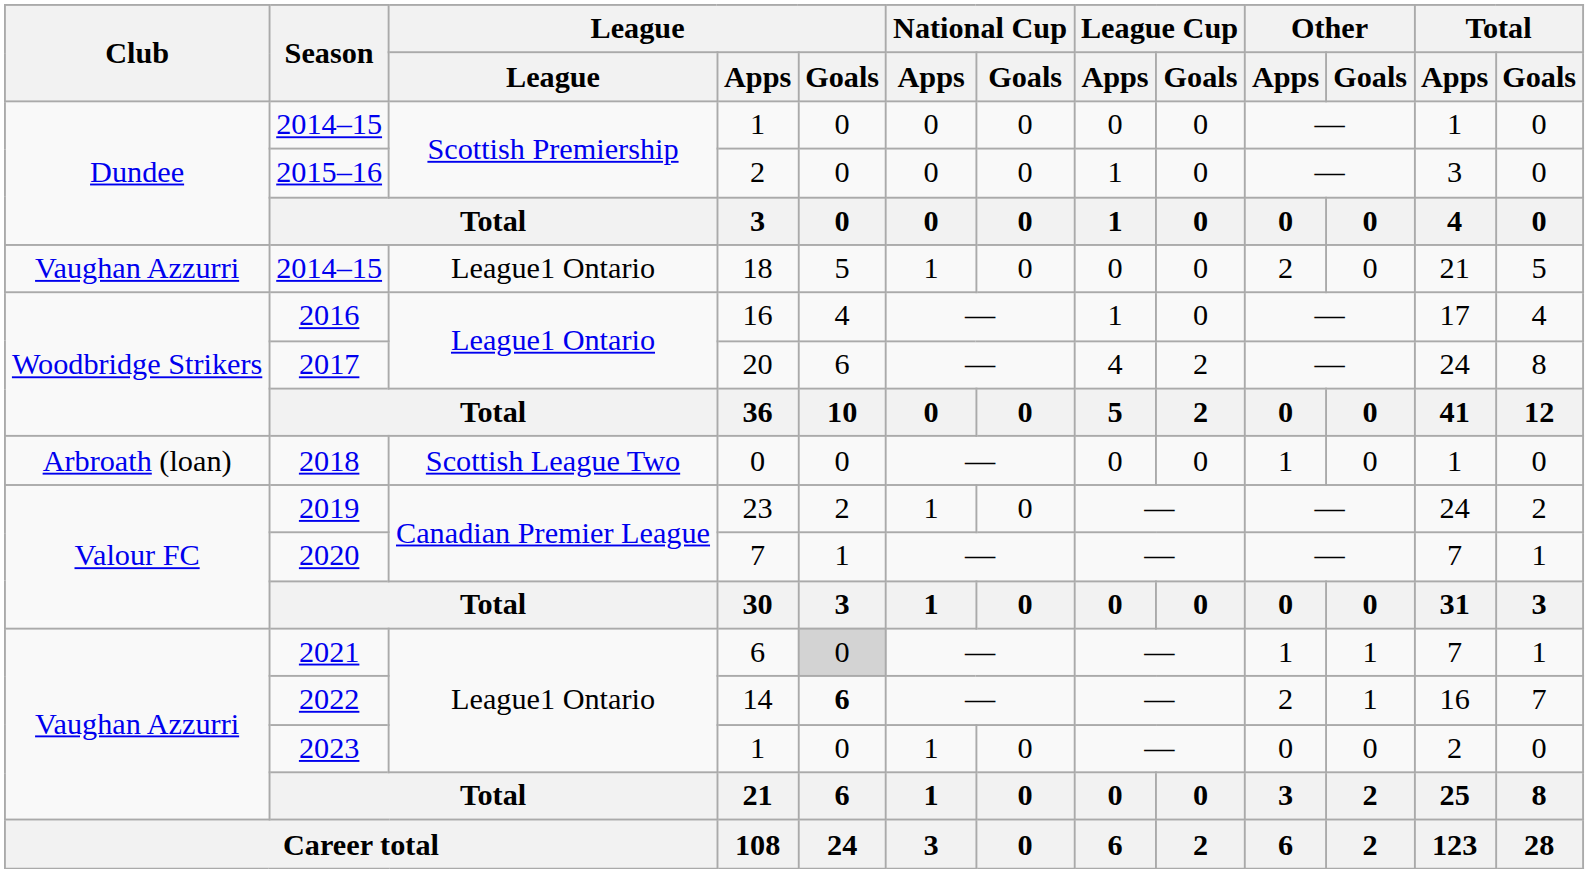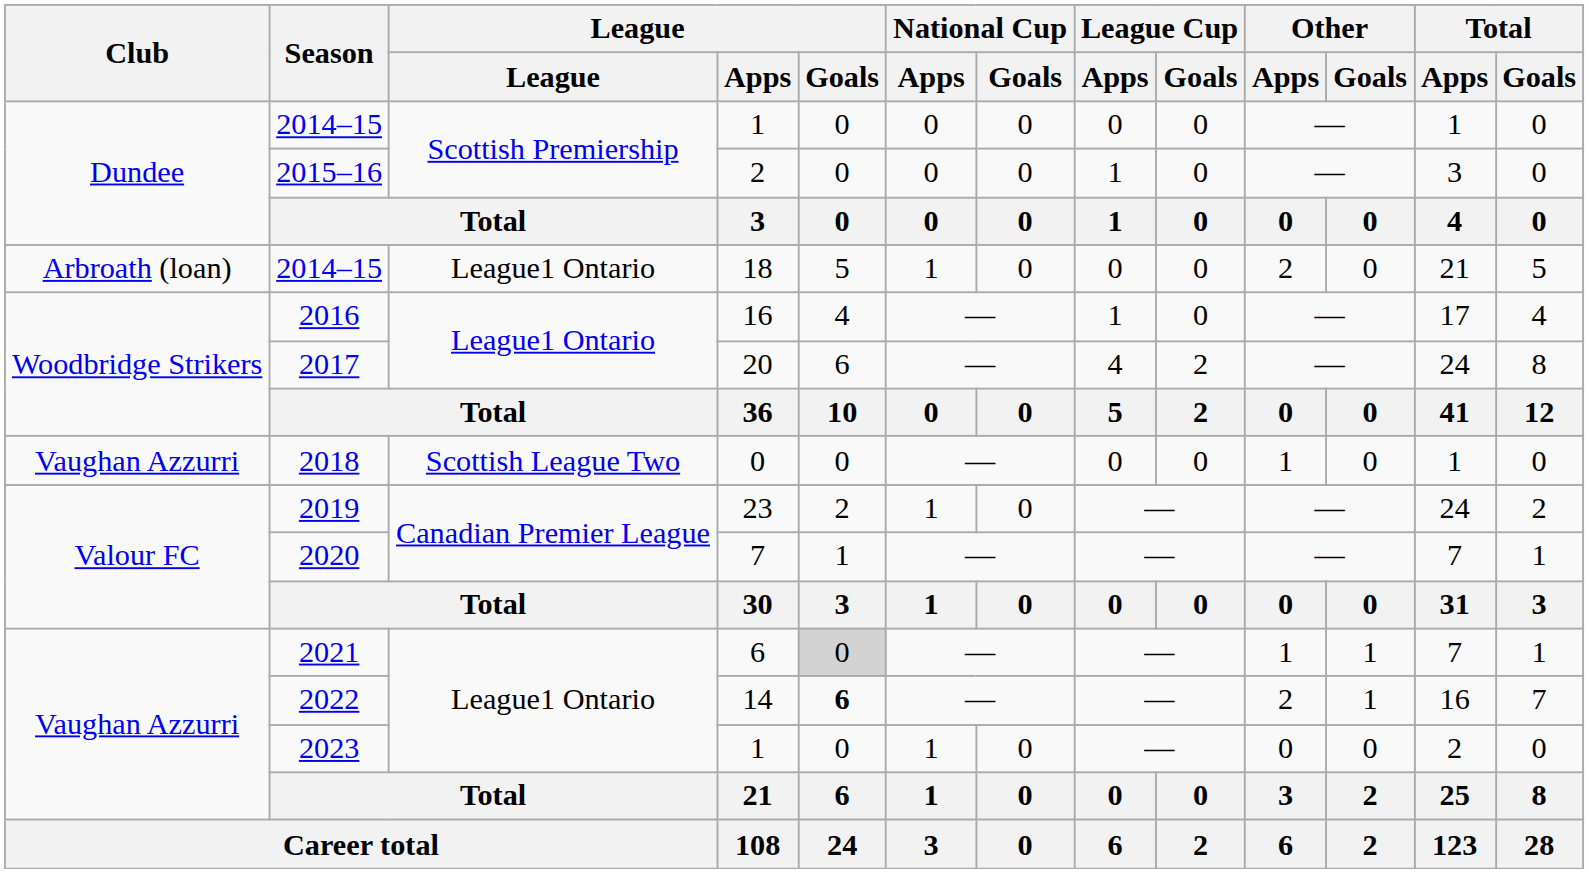(137, 268) Vaughan Azzurri -> (137, 268) Arbroath (loan)
(137, 460) Arbroath (loan) -> (137, 460) Vaughan Azzurri
